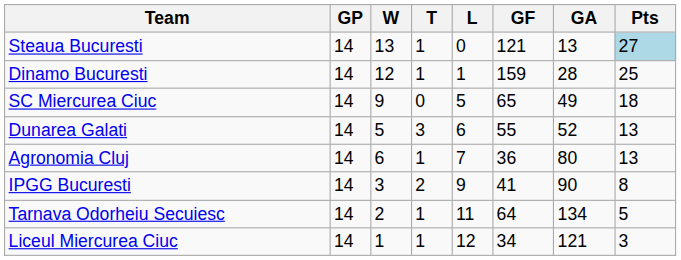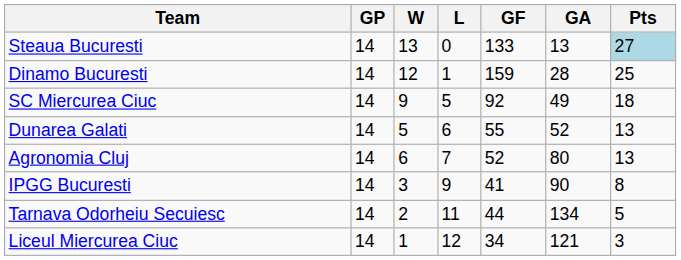- column: (432, 18)
(511, 46) 121 -> (499, 46) 133
(506, 102) 65 -> (495, 102) 92
(506, 158) 36 -> (495, 158) 52
(506, 213) 64 -> (495, 213) 44
